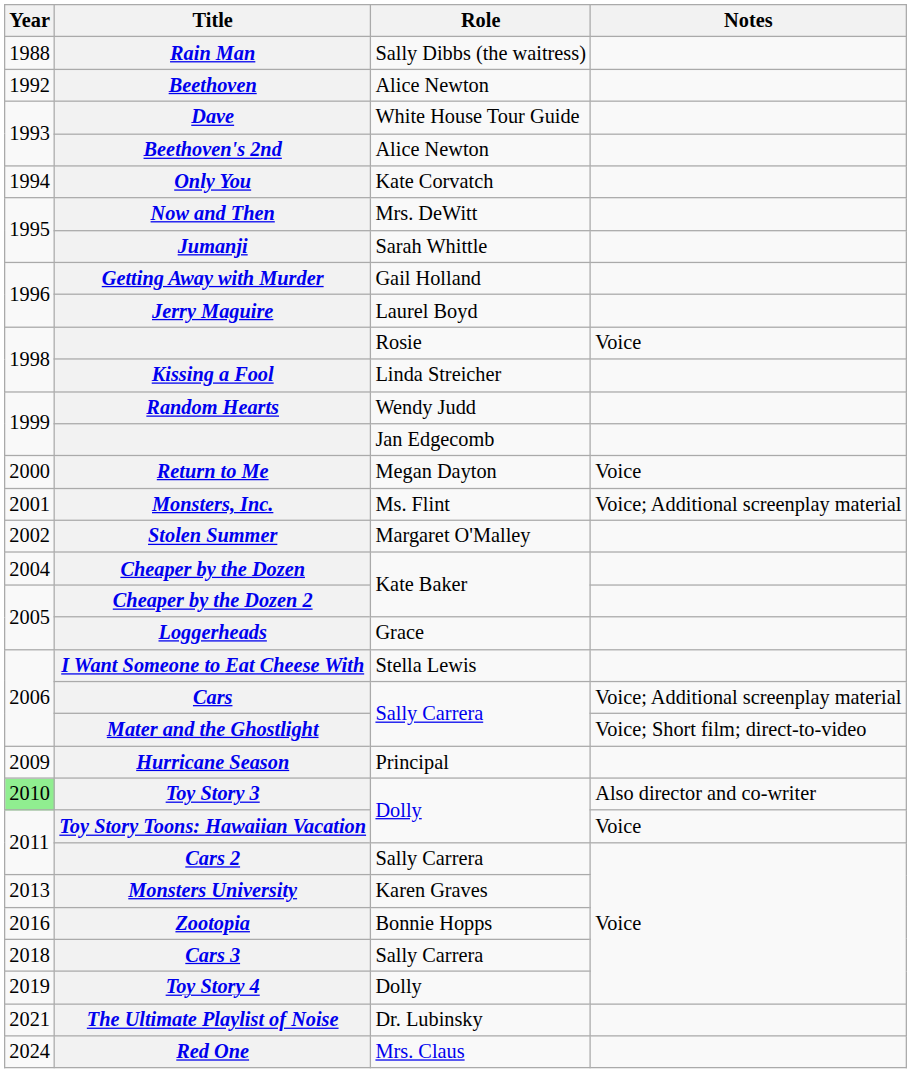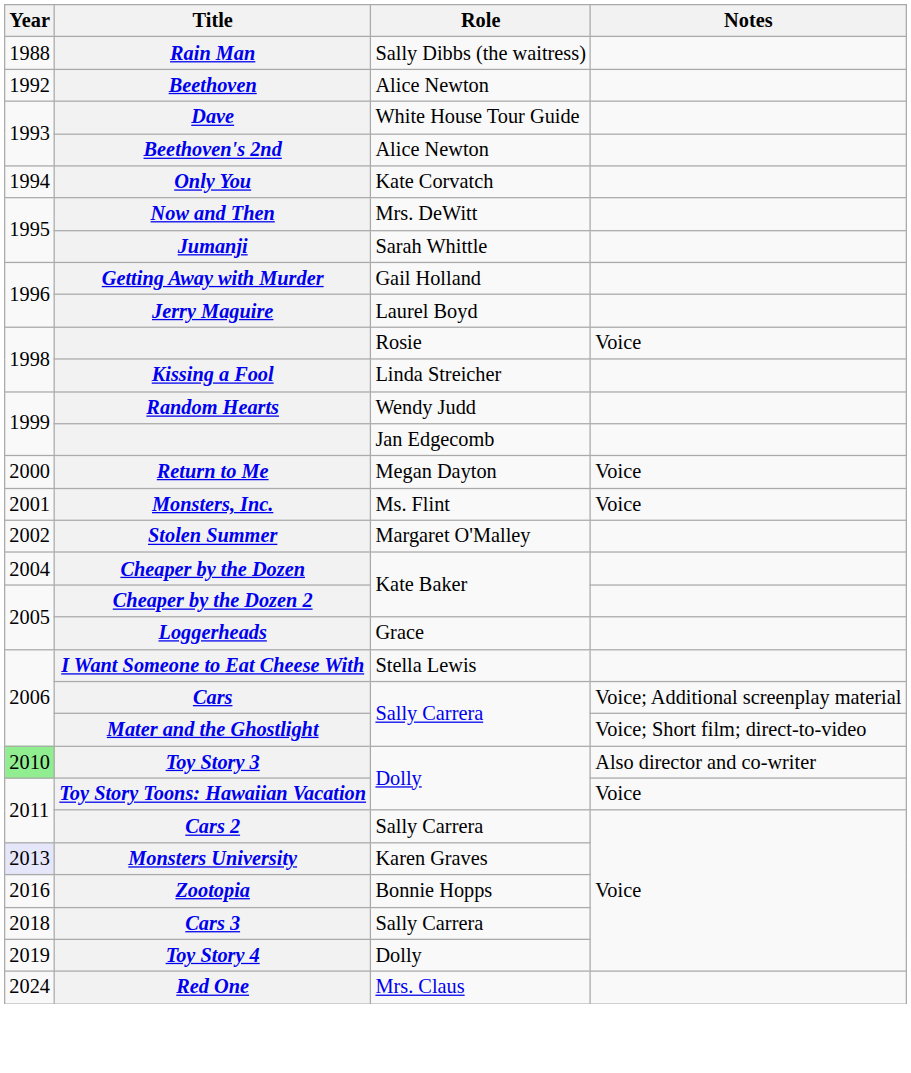(748, 504) Voice; Additional screenplay material -> (618, 504) Voice
- row: (213, 761)
(30, 890) no background -> (30, 858) lavender background
- row: (213, 1019)
